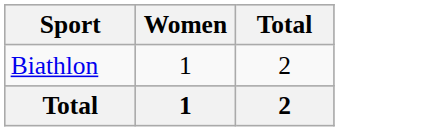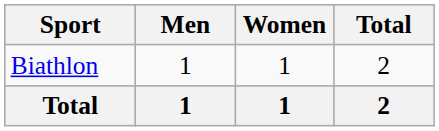+ column: (185, 24)
